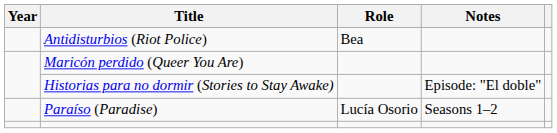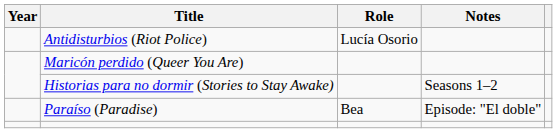(352, 39) Bea -> (379, 39) Lucía Osorio
(483, 86) Episode: "El doble" -> (461, 86) Seasons 1–2
(379, 109) Lucía Osorio -> (352, 109) Bea
(461, 109) Seasons 1–2 -> (483, 109) Episode: "El doble"
